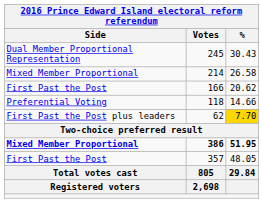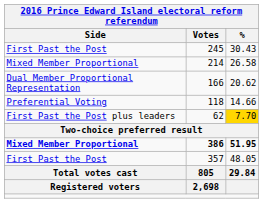(70, 55) Dual Member Proportional Representation -> (57, 50) First Past the Post
(57, 88) First Past the Post -> (70, 83) Dual Member Proportional Representation
